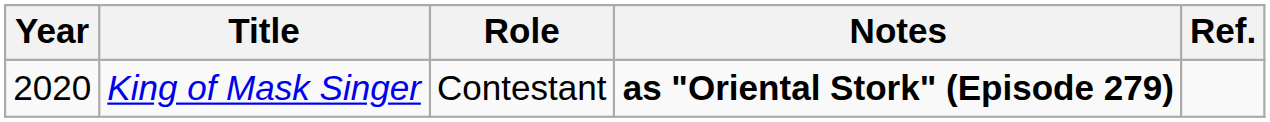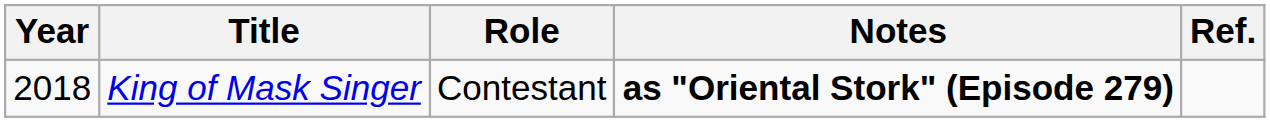(52, 87) 2020 -> (52, 87) 2018
